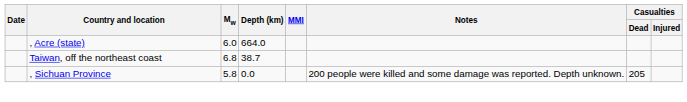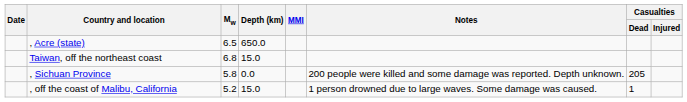(230, 43) 6.0 -> (230, 43) 6.5
(253, 43) 664.0 -> (253, 43) 650.0
(251, 58) 38.7 -> (251, 58) 15.0
+ row: (103, 89)
